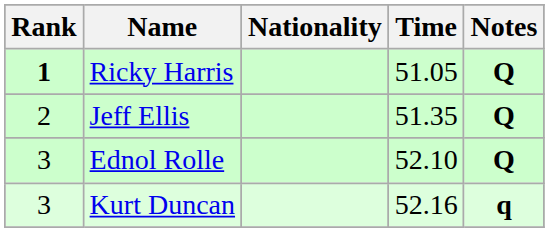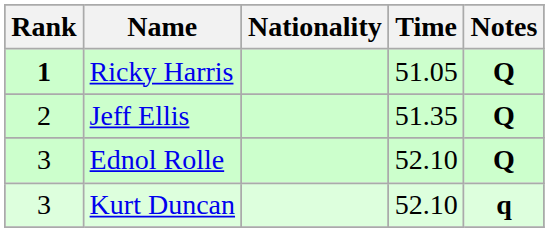(426, 204) 52.16 -> (426, 204) 52.10
